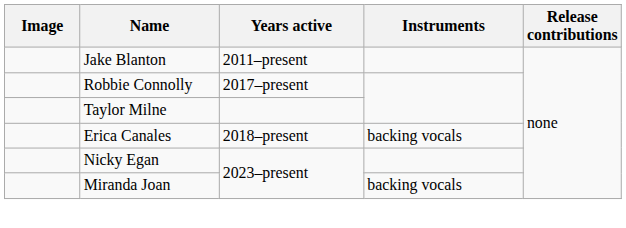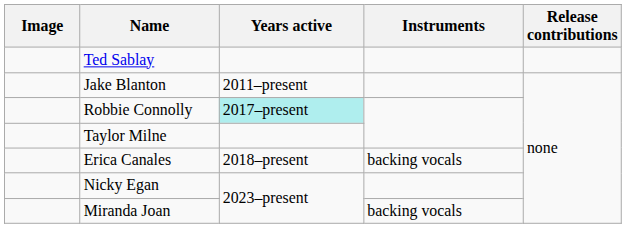+ row: (119, 60)
(265, 85) no background -> (265, 110) paleturquoise background
